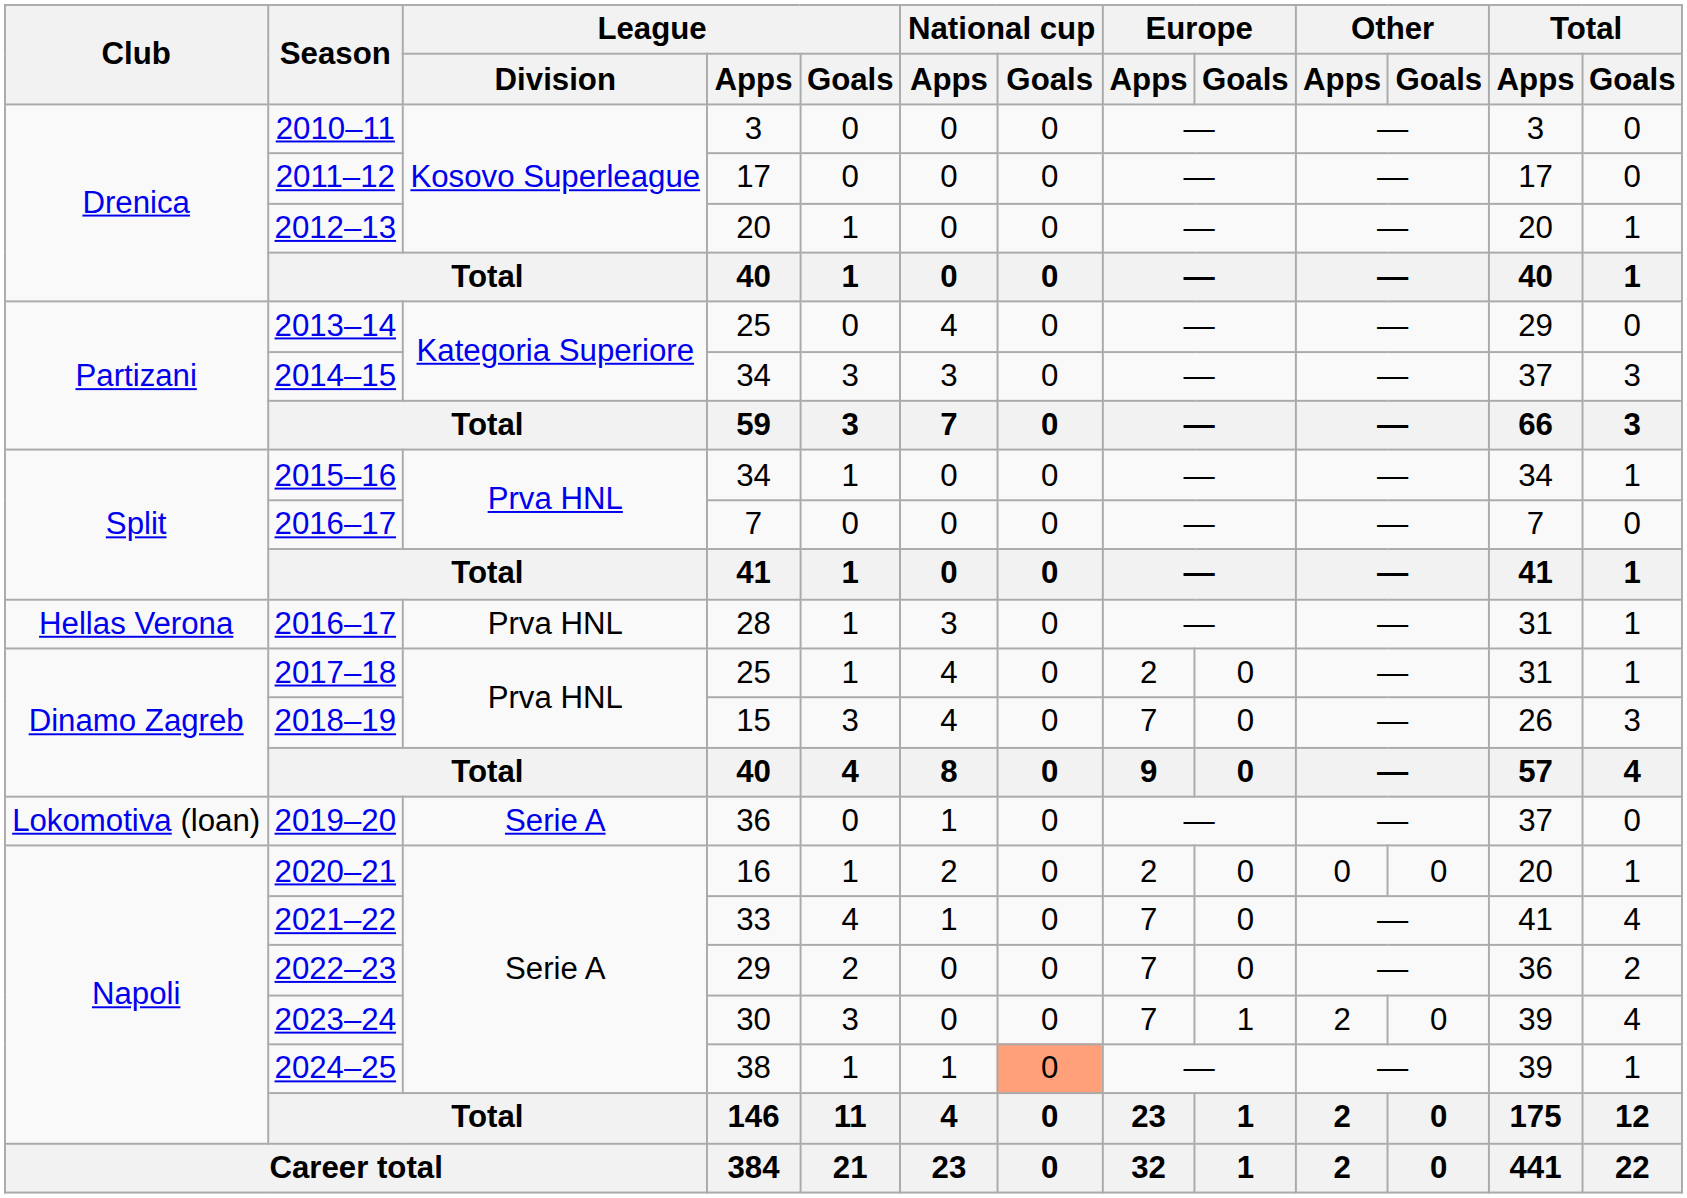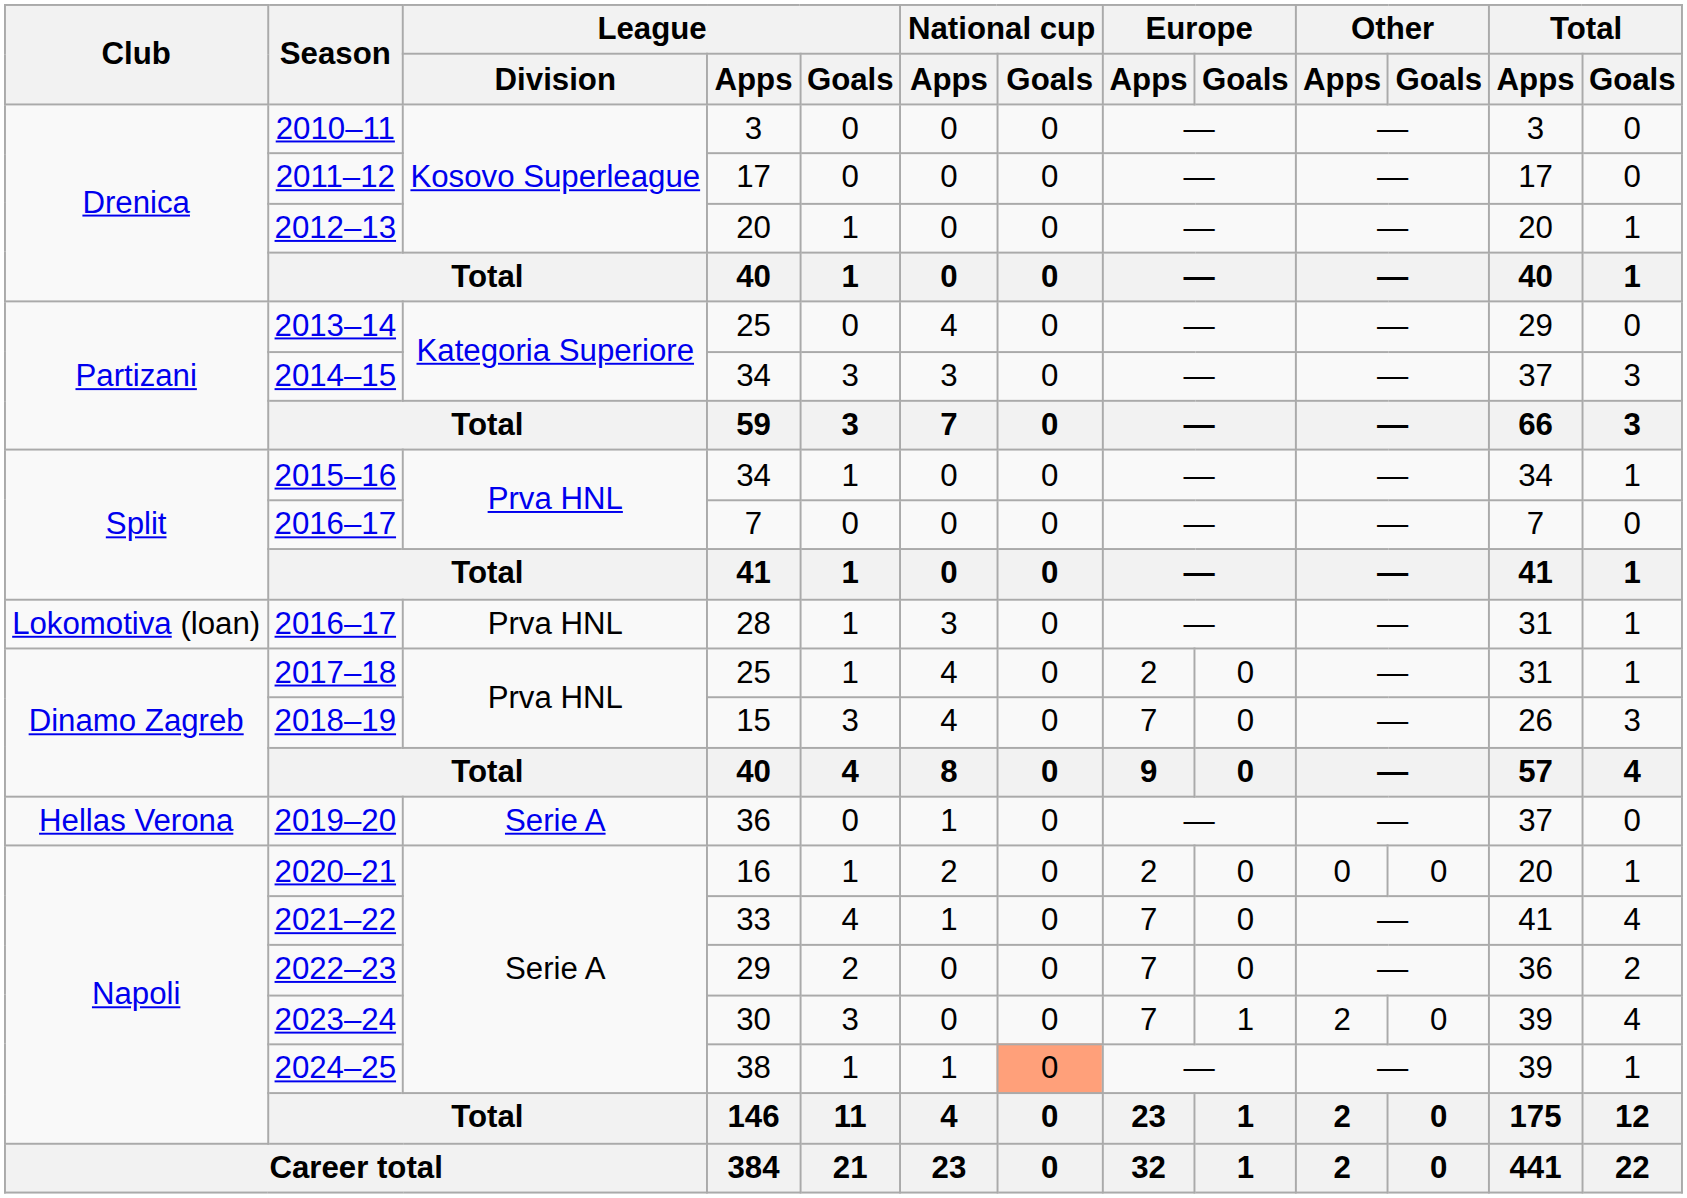(136, 623) Hellas Verona -> (136, 623) Lokomotiva (loan)
(136, 820) Lokomotiva (loan) -> (136, 820) Hellas Verona
